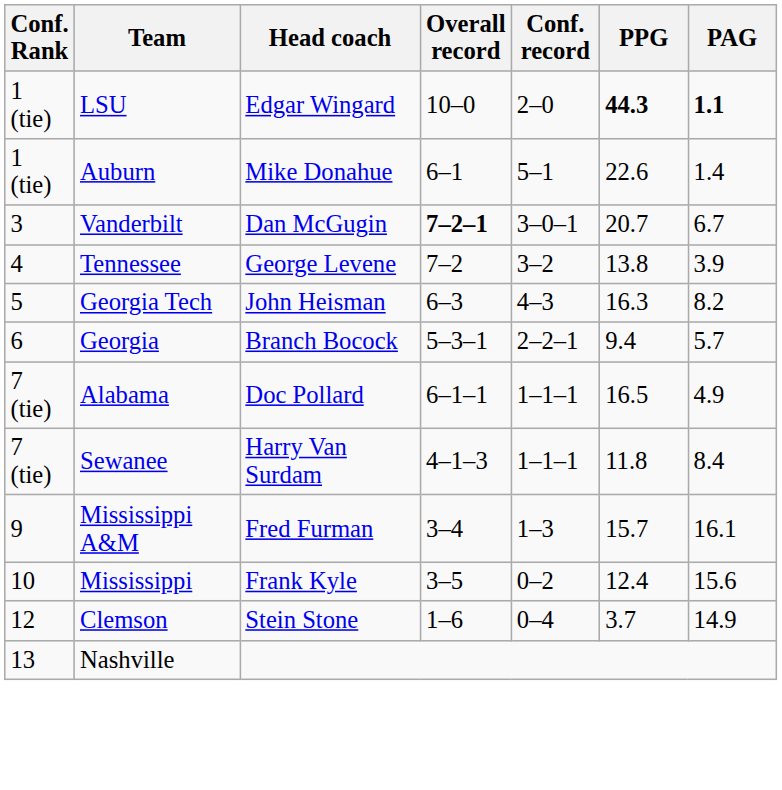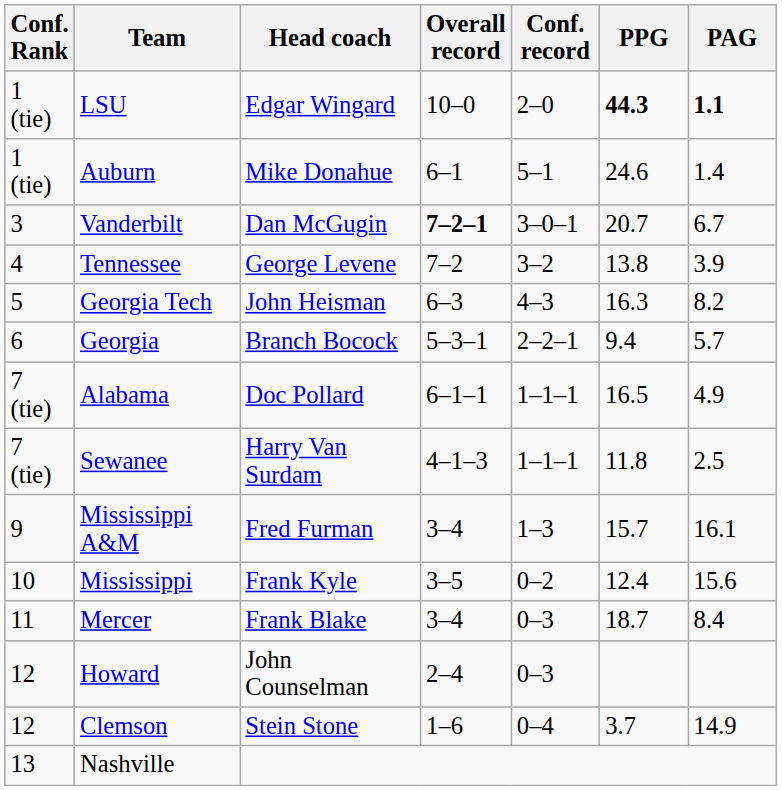(627, 171) 22.6 -> (627, 171) 24.6
(709, 461) 8.4 -> (709, 461) 2.5
+ row: (116, 620)
+ row: (120, 673)
